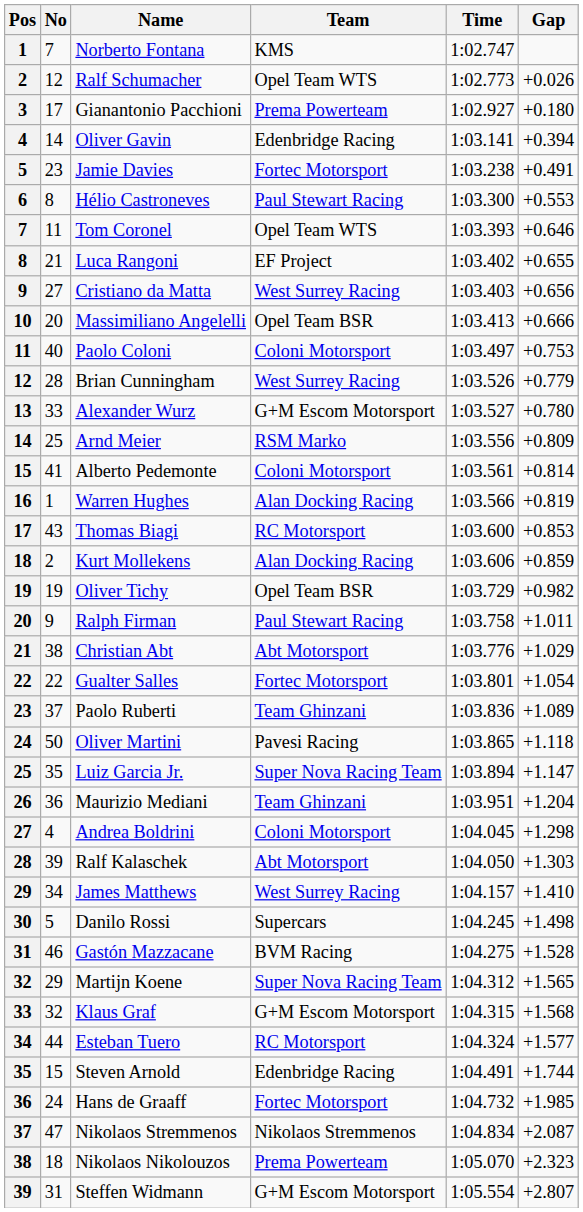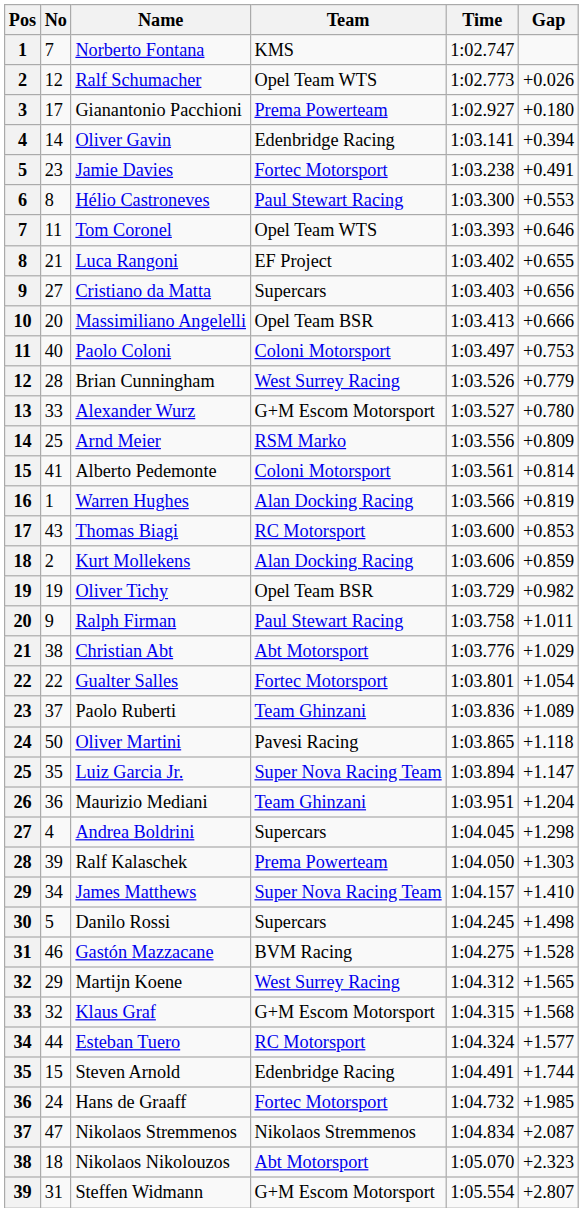(327, 290) West Surrey Racing -> (290, 290) Supercars
(323, 831) Coloni Motorsport -> (290, 831) Supercars
(311, 861) Abt Motorsport -> (321, 861) Prema Powerteam
(327, 891) West Surrey Racing -> (348, 891) Super Nova Racing Team
(348, 982) Super Nova Racing Team -> (327, 982) West Surrey Racing
(321, 1162) Prema Powerteam -> (311, 1162) Abt Motorsport
